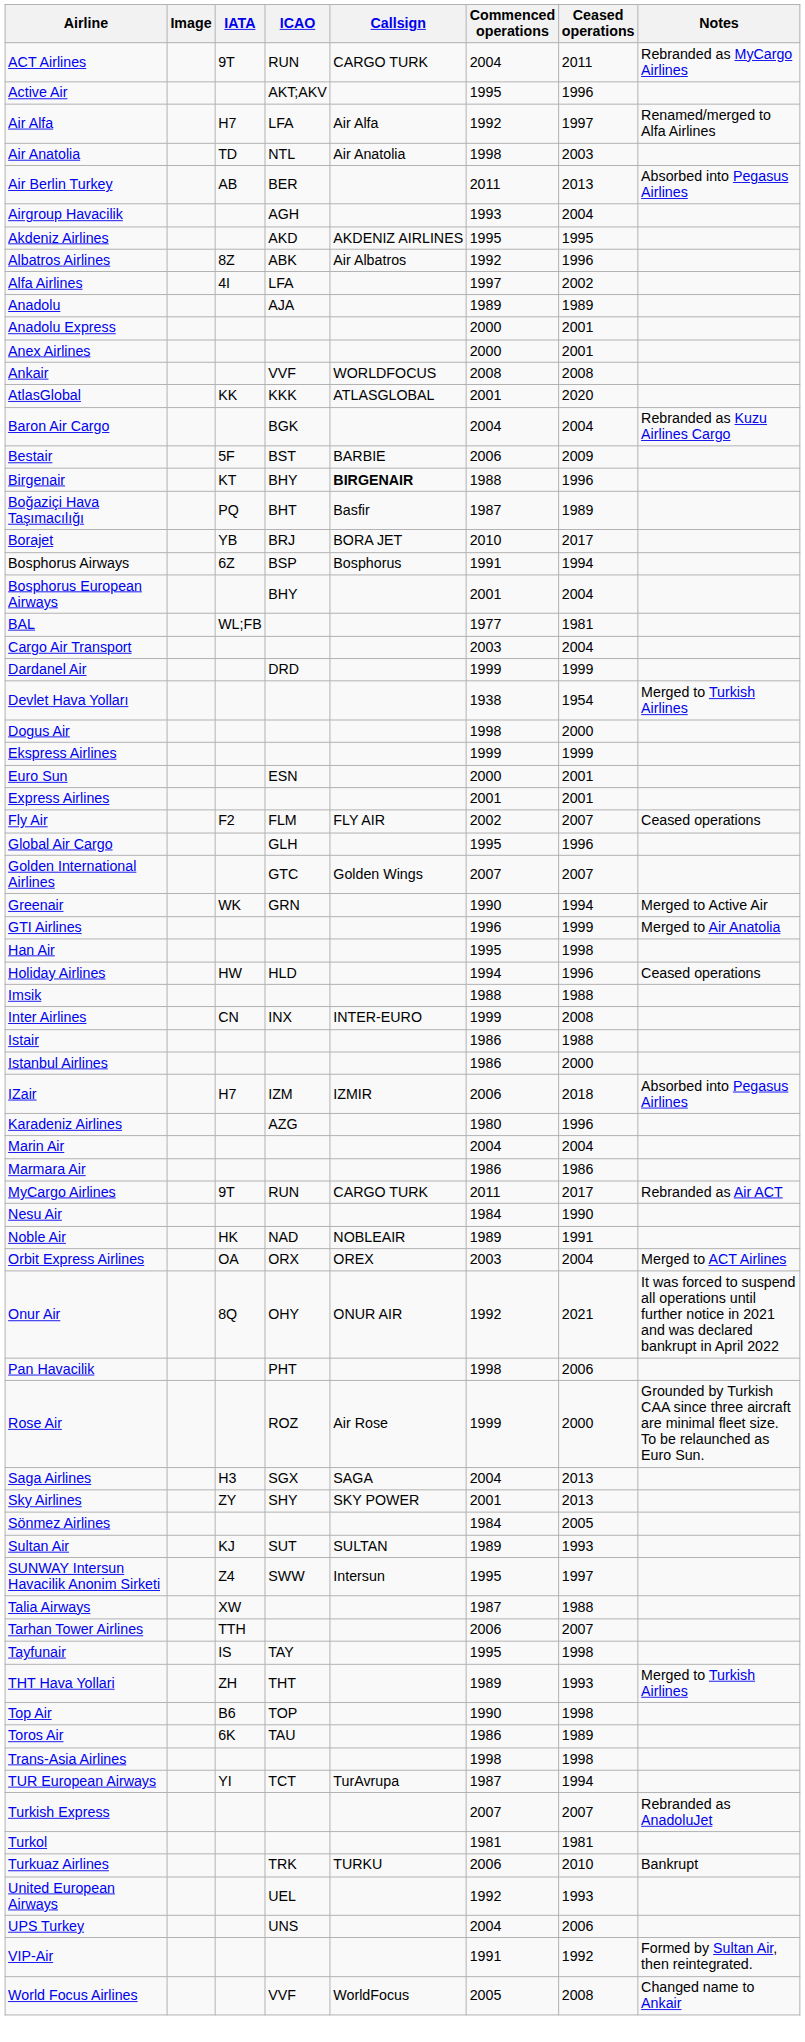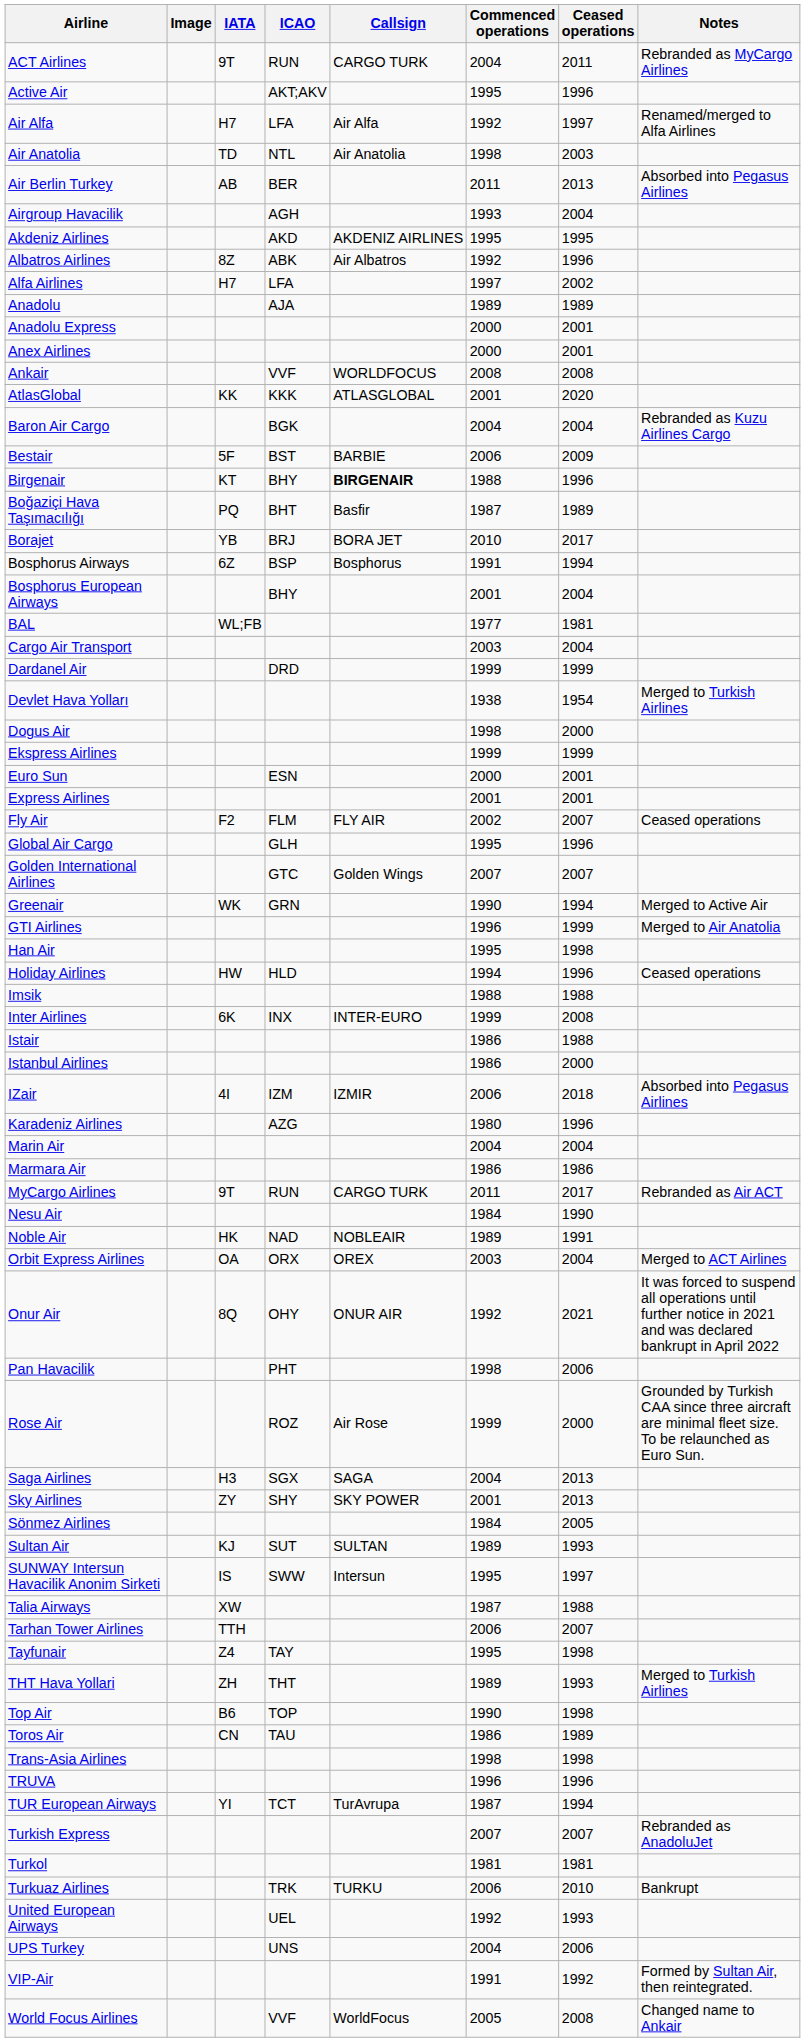(224, 283) 4I -> (227, 283) H7
(228, 1018) CN -> (227, 1018) 6K
(227, 1093) H7 -> (224, 1093) 4I
(226, 1576) Z4 -> (225, 1576) IS
(225, 1652) IS -> (226, 1652) Z4
(227, 1736) 6K -> (228, 1736) CN
+ row: (32, 1781)
